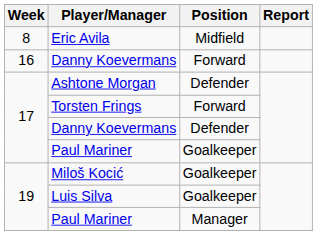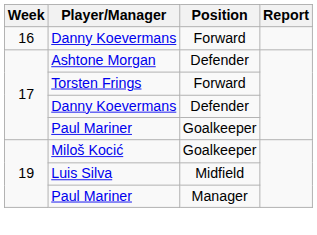- row: (26, 38)
(220, 196) Goalkeeper -> (220, 173) Midfield
